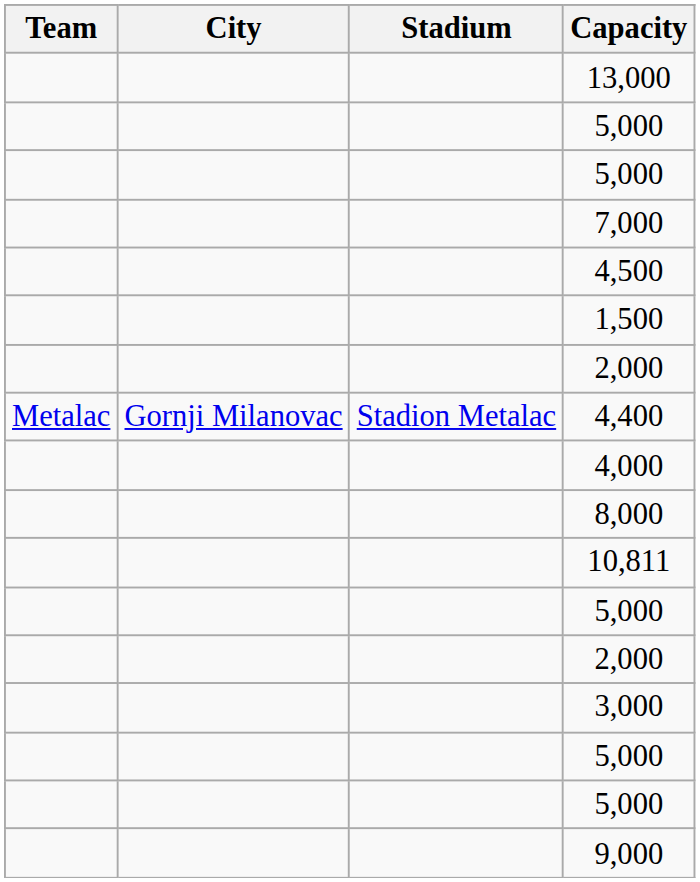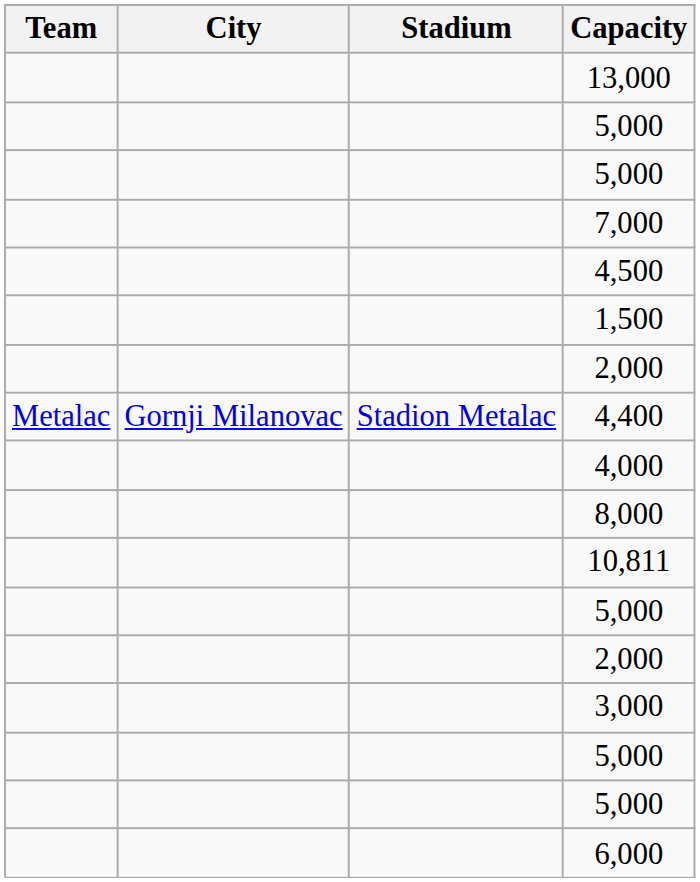- row: (61, 853)
+ row: (61, 853)
